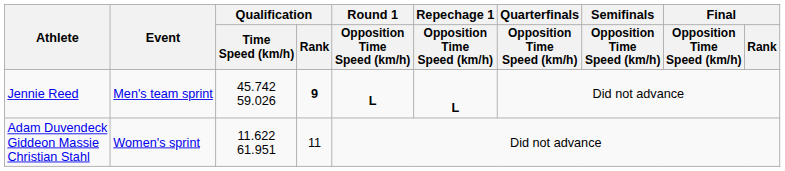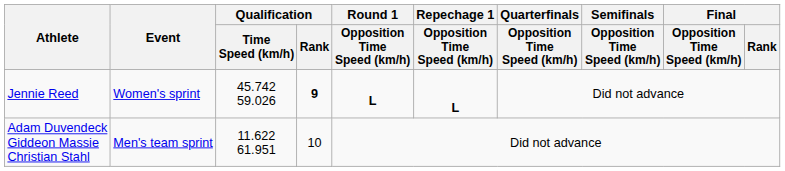(163, 94) Men's team sprint -> (157, 94) Women's sprint
(157, 142) Women's sprint -> (163, 142) Men's team sprint
(315, 142) 11 -> (315, 142) 10
